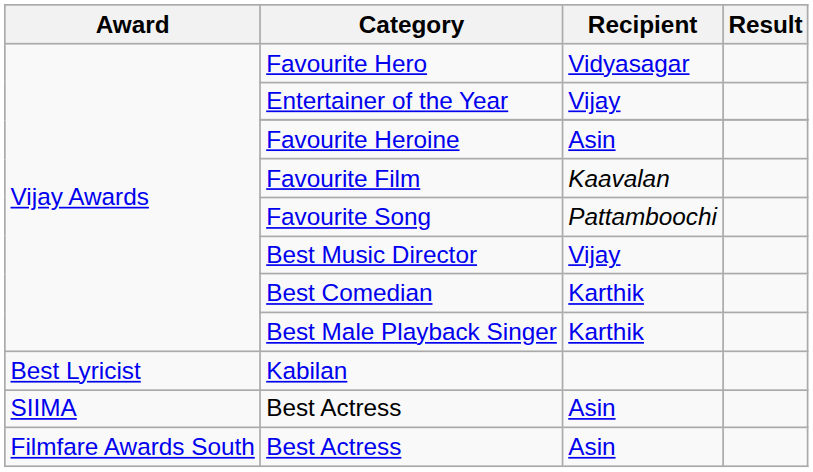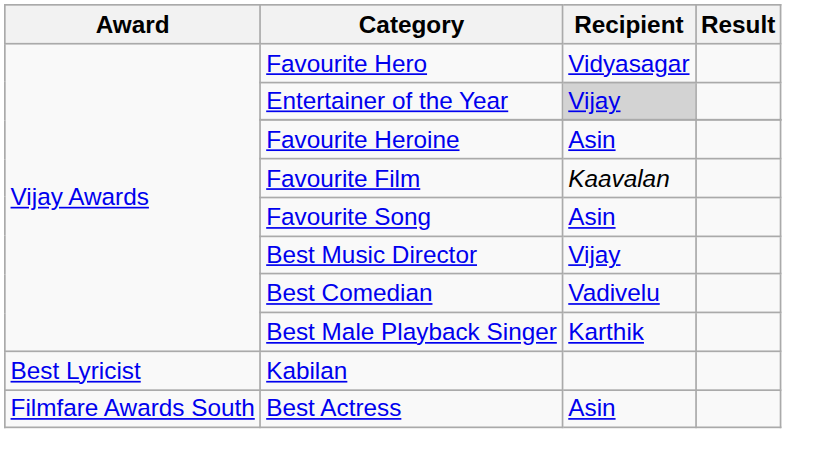(594, 101) no background -> (594, 101) lightgrey background
(643, 217) Pattamboochi -> (592, 217) Asin
(606, 294) Karthik -> (614, 294) Vadivelu
- row: (44, 409)
